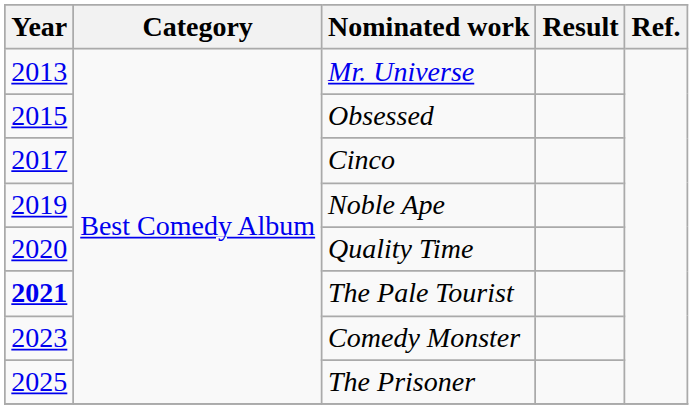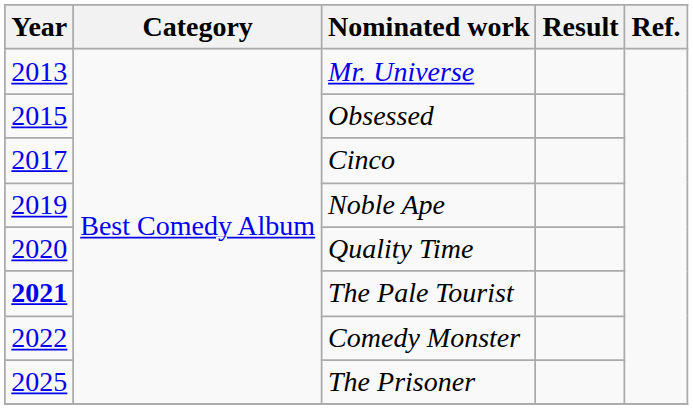(39, 337) 2023 -> (39, 337) 2022
